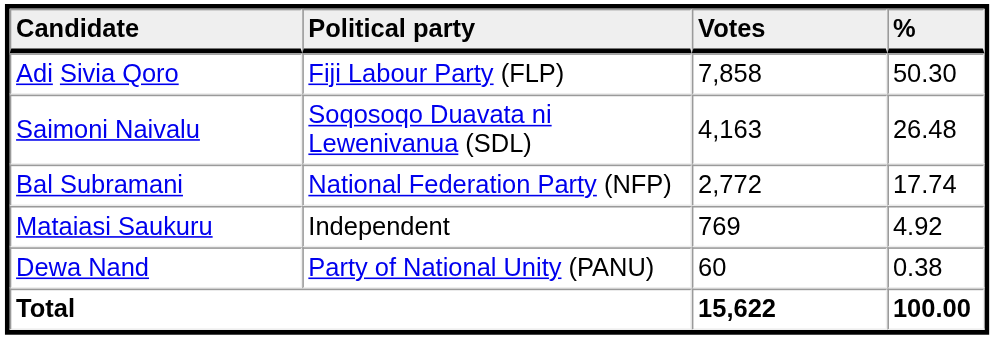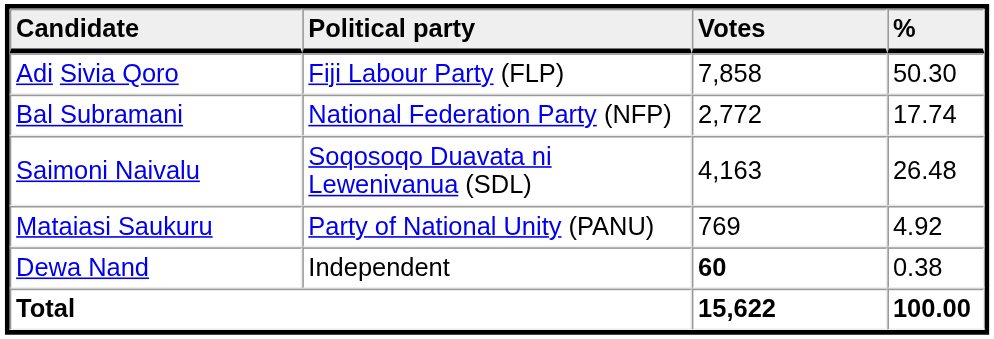rows swapped: (108, 129) <-> (100, 184)
(379, 226) Independent -> (481, 226) Party of National Unity (PANU)
(481, 267) Party of National Unity (PANU) -> (379, 267) Independent
(712, 267) normal -> (712, 267) bold
